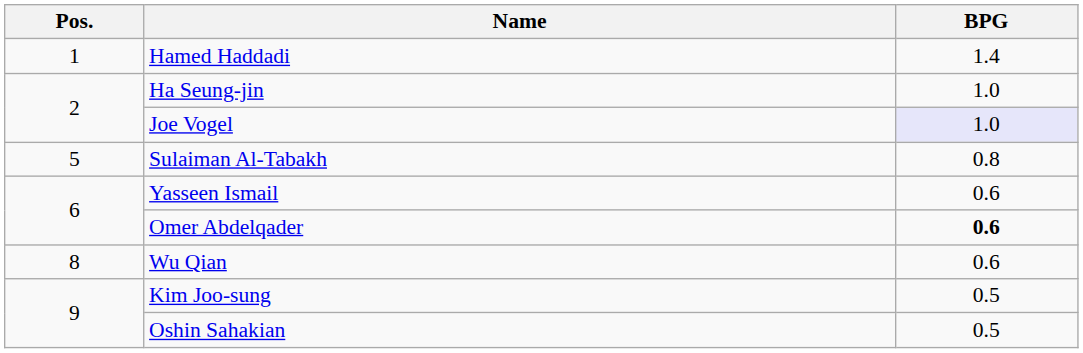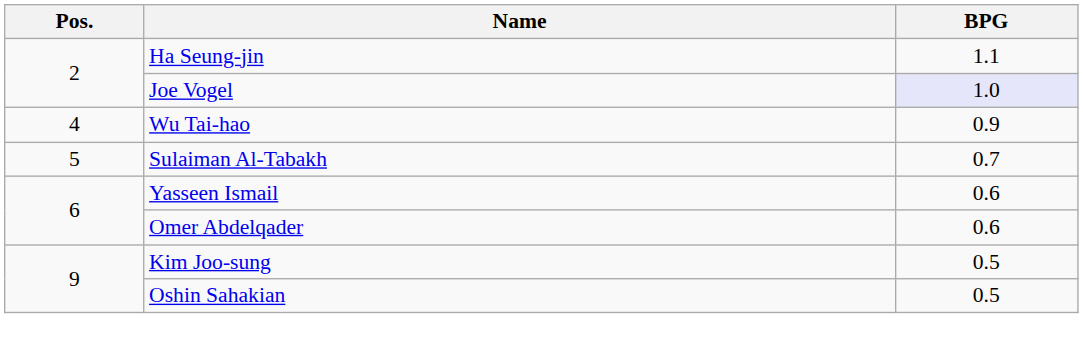- row: (220, 55)
(986, 90) 1.0 -> (986, 55) 1.1
+ row: (200, 124)
(986, 158) 0.8 -> (986, 158) 0.7
(986, 227) bold -> (986, 227) normal
- row: (188, 261)
